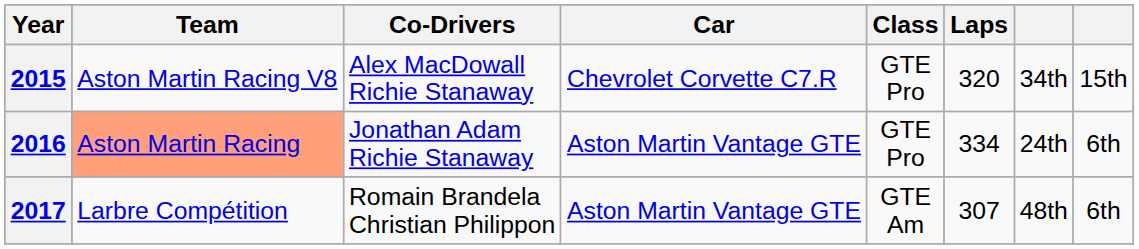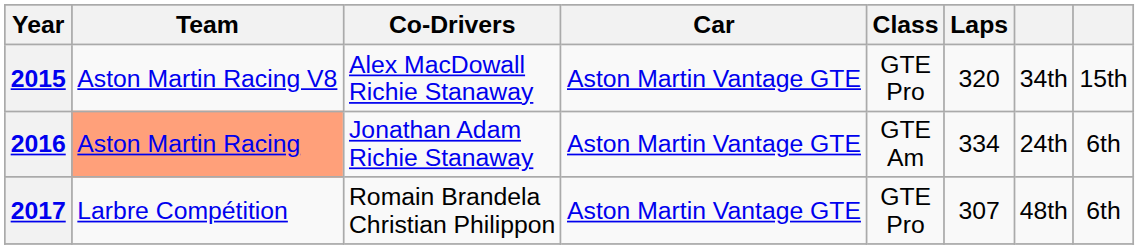(702, 78) Chevrolet Corvette C7.R -> (714, 78) Aston Martin Vantage GTE
(906, 144) GTE Pro -> (906, 144) GTE Am
(906, 211) GTE Am -> (906, 211) GTE Pro
